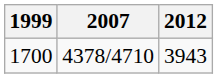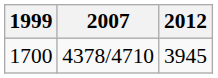(185, 55) 3943 -> (185, 55) 3945
